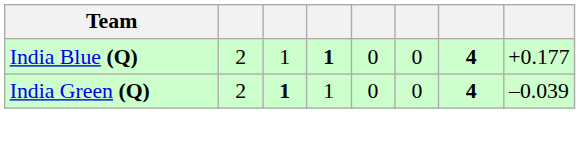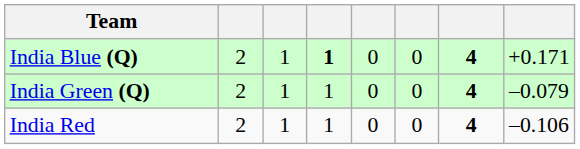(539, 56) +0.177 -> (539, 56) +0.171
(285, 90) bold -> (285, 90) normal
(539, 90) –0.039 -> (539, 90) –0.079
+ row: (52, 125)
